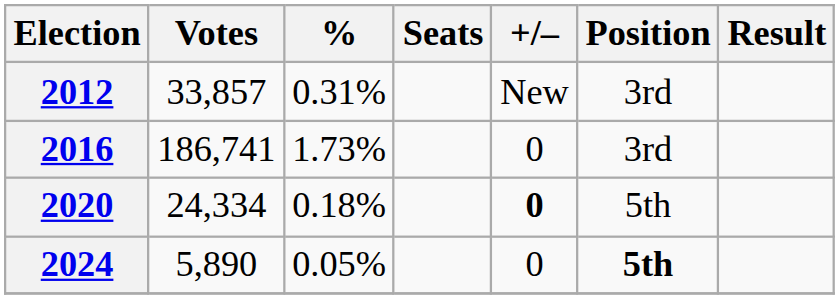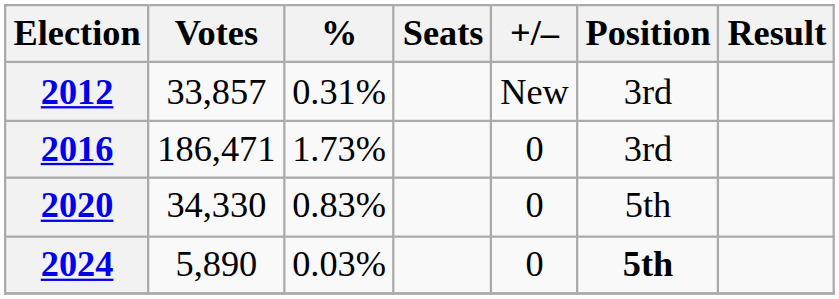(216, 148) 186,741 -> (216, 148) 186,471
(216, 206) 24,334 -> (216, 206) 34,330
(339, 206) 0.18% -> (339, 206) 0.83%
(534, 206) bold -> (534, 206) normal
(339, 263) 0.05% -> (339, 263) 0.03%
